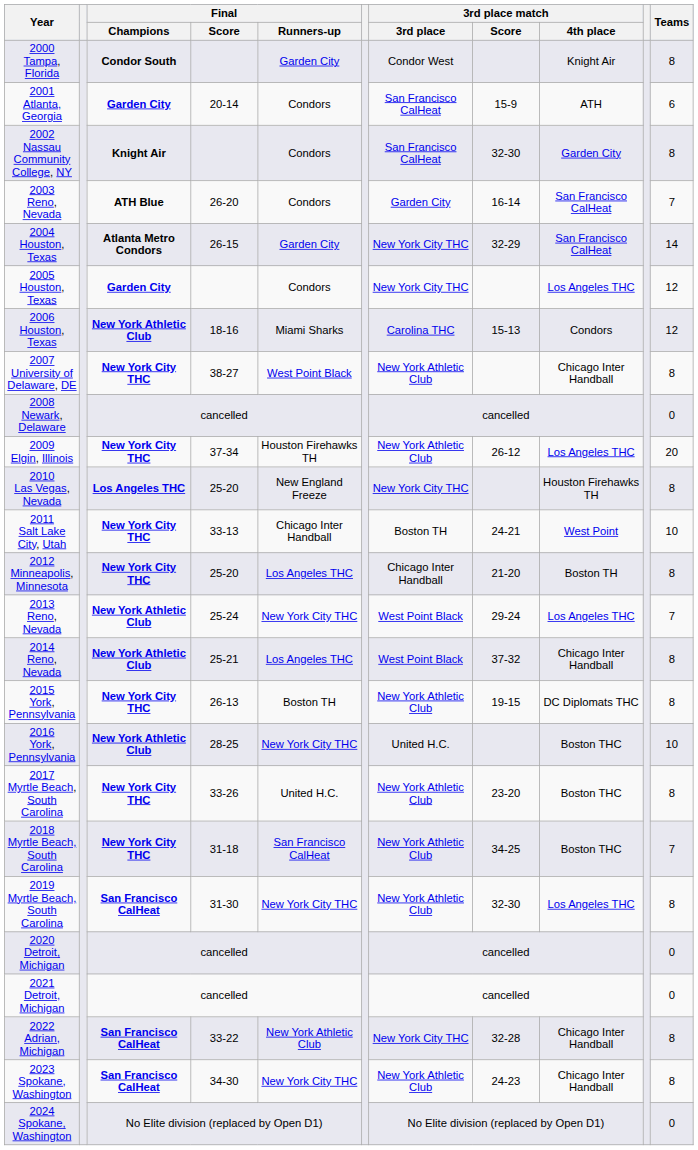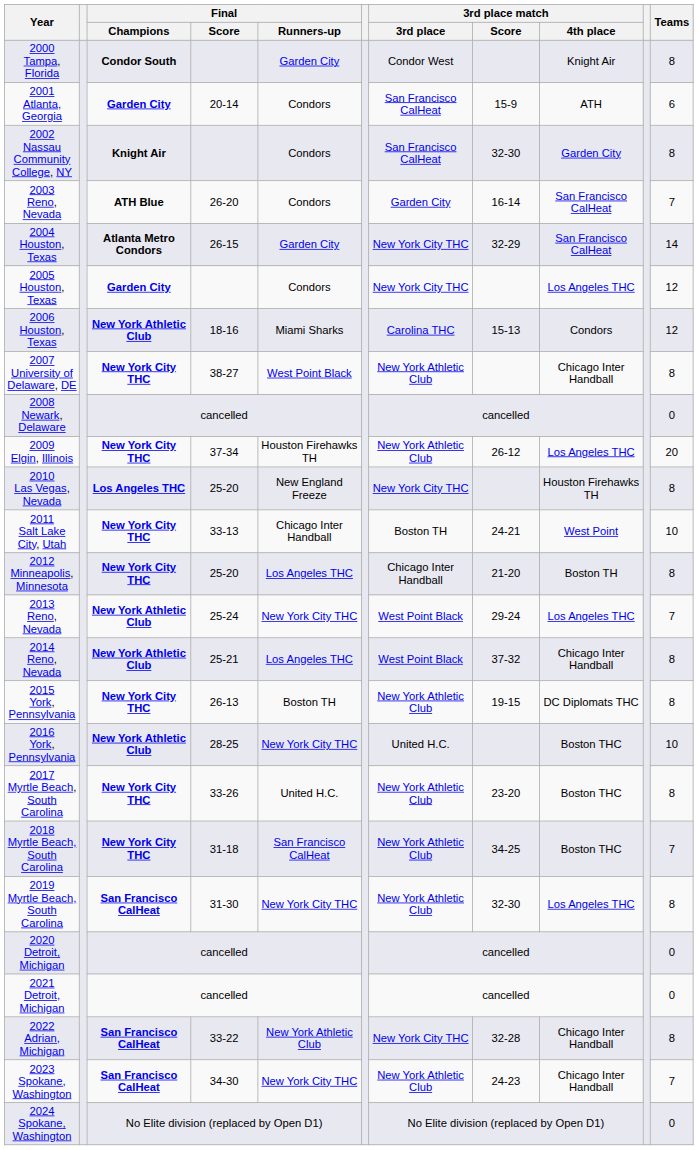(672, 1081) 8 -> (672, 1081) 7
